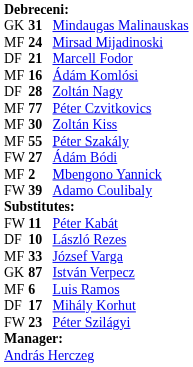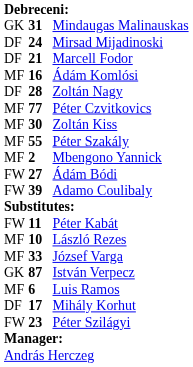(14, 42) MF -> (13, 42) DF
rows swapped: (107, 174) <-> (85, 157)
(13, 240) DF -> (14, 240) MF
